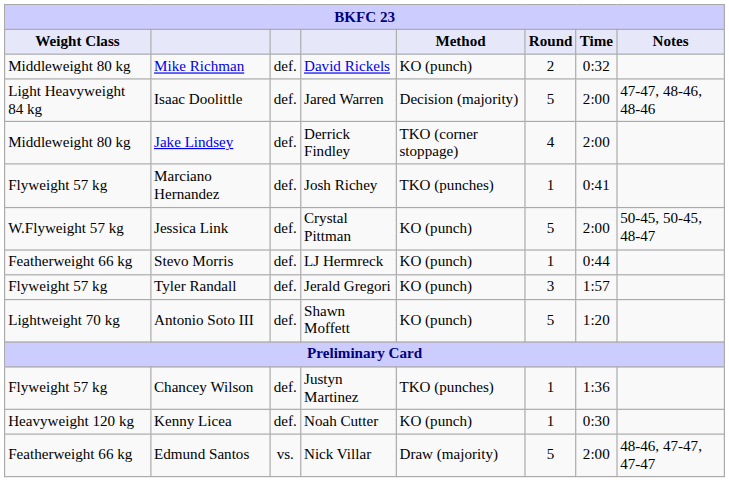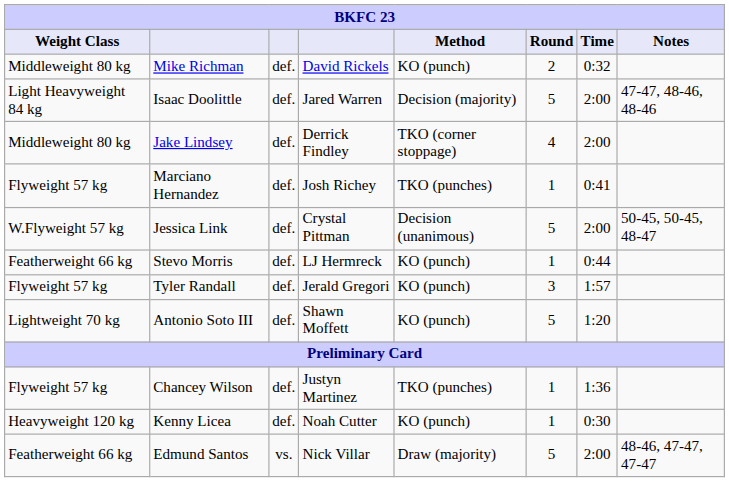(436, 228) KO (punch) -> (436, 228) Decision (unanimous)
